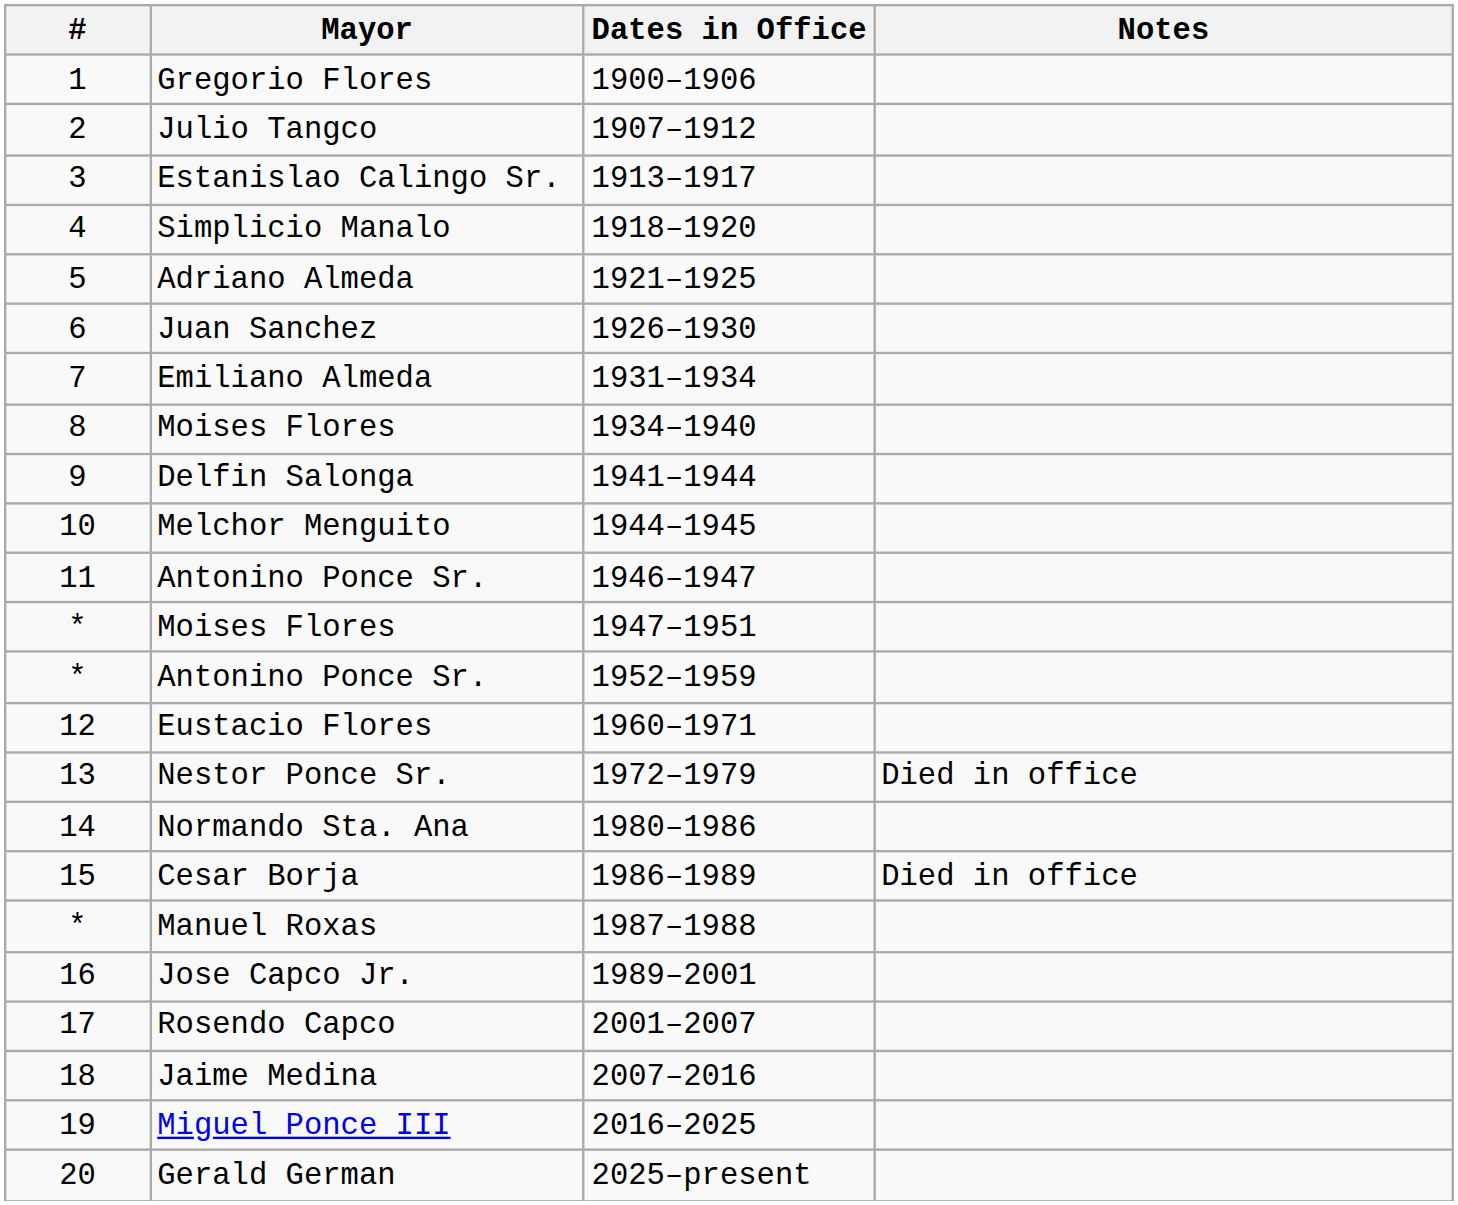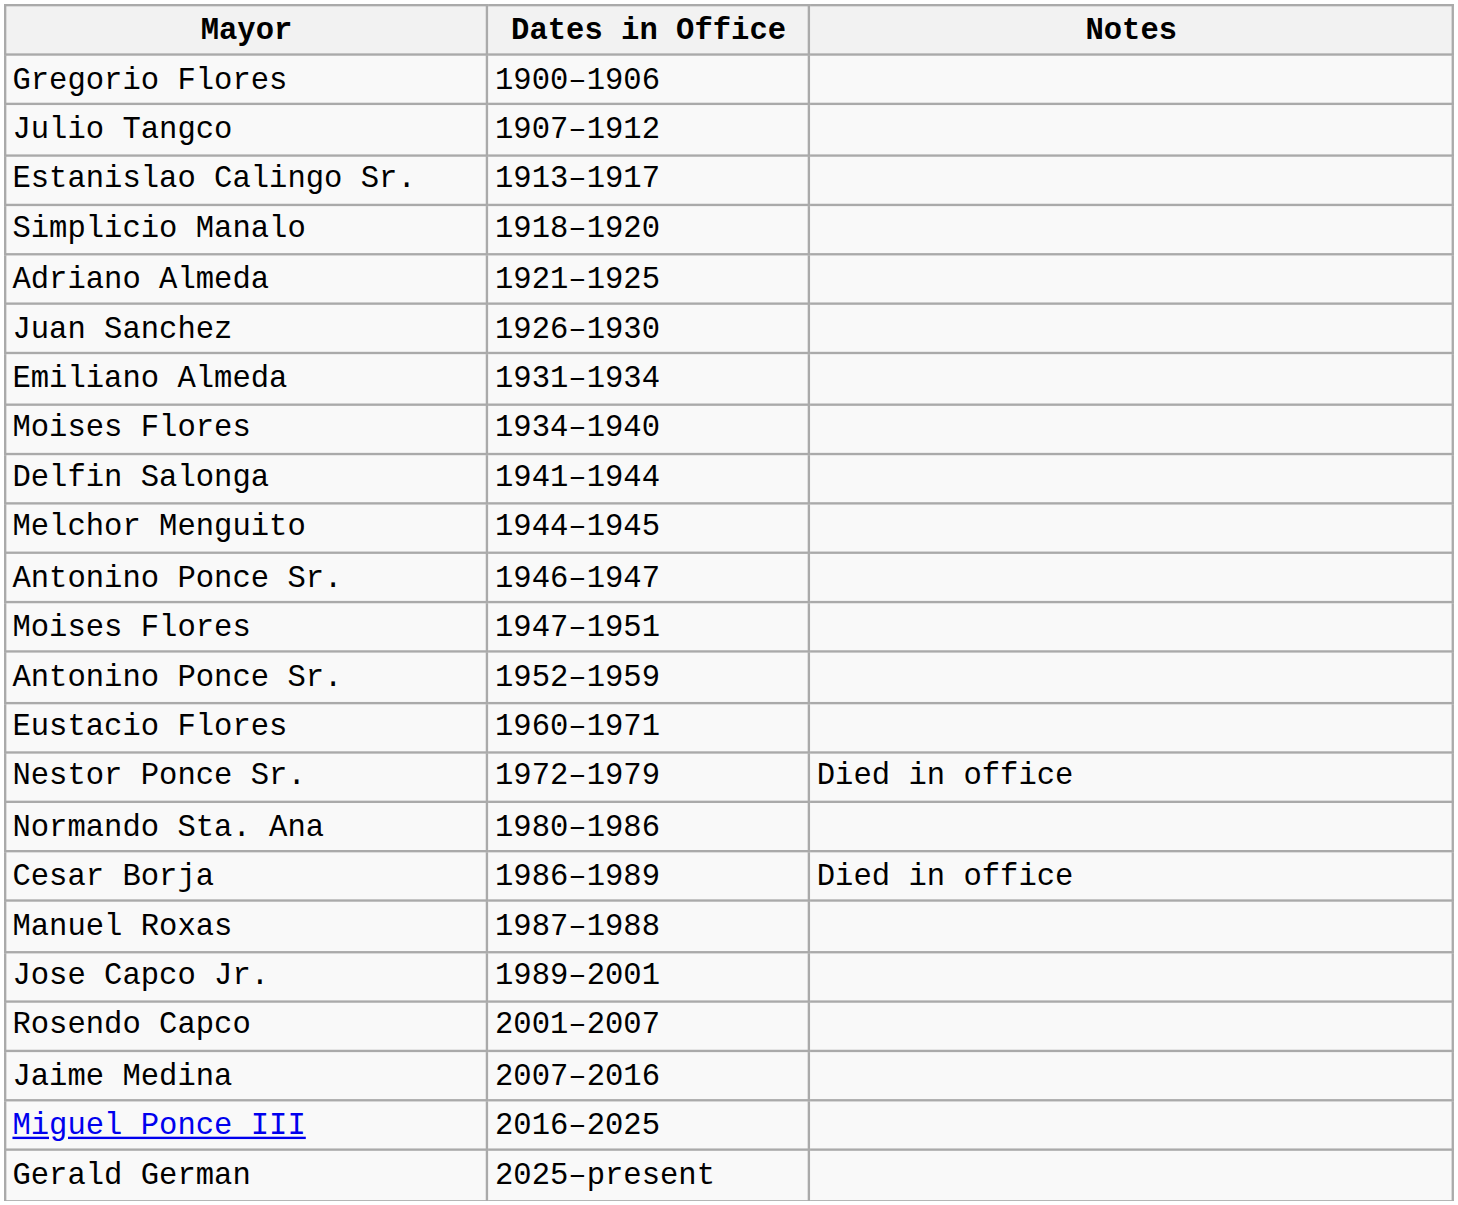- column: (78, 30)
